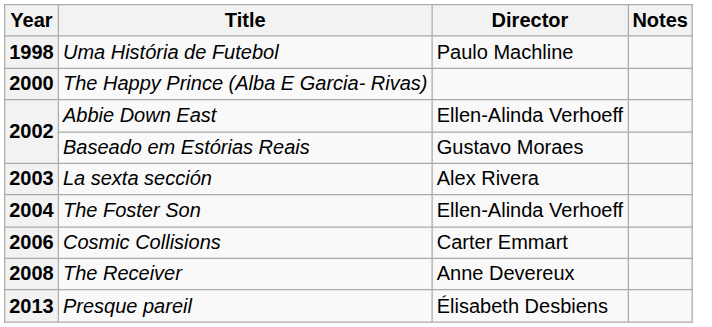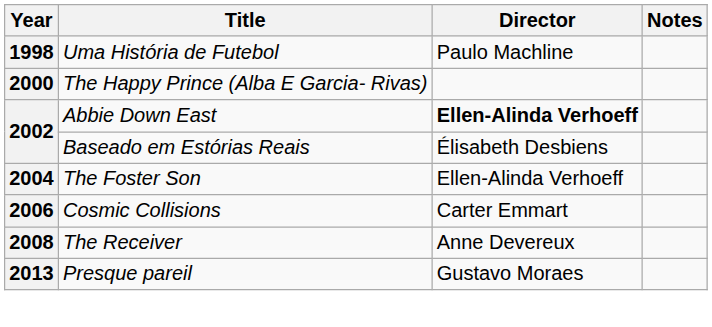(530, 115) normal -> (537, 115) bold
(510, 147) Gustavo Moraes -> (522, 147) Élisabeth Desbiens
- row: (137, 178)
(522, 305) Élisabeth Desbiens -> (510, 274) Gustavo Moraes
